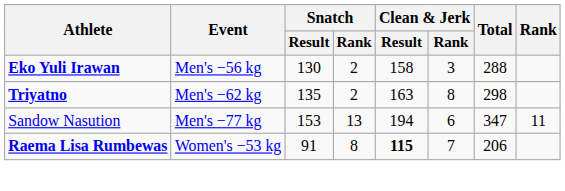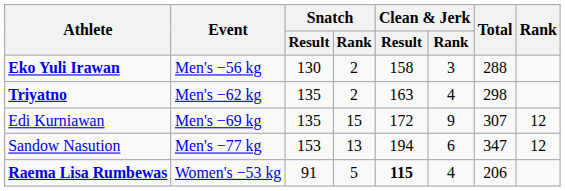(451, 94) 8 -> (451, 94) 4
+ row: (56, 121)
(538, 121) 11 -> (538, 147) 12
(354, 147) 8 -> (354, 173) 5
(451, 147) 7 -> (451, 173) 4
